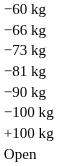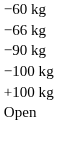- row: (25, 50)
- row: (25, 71)
